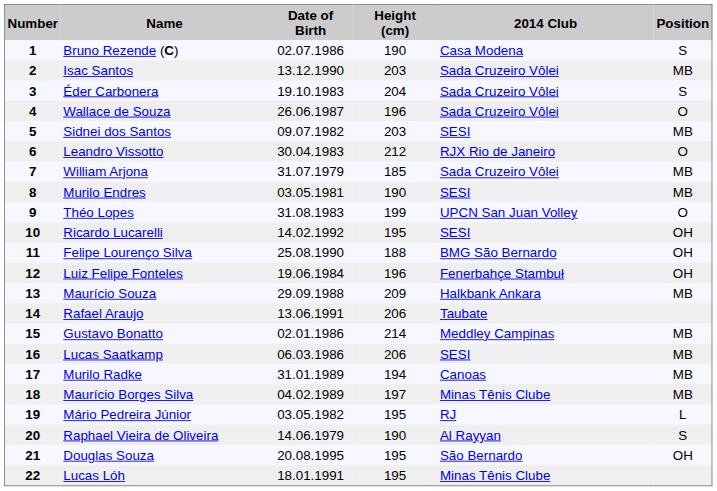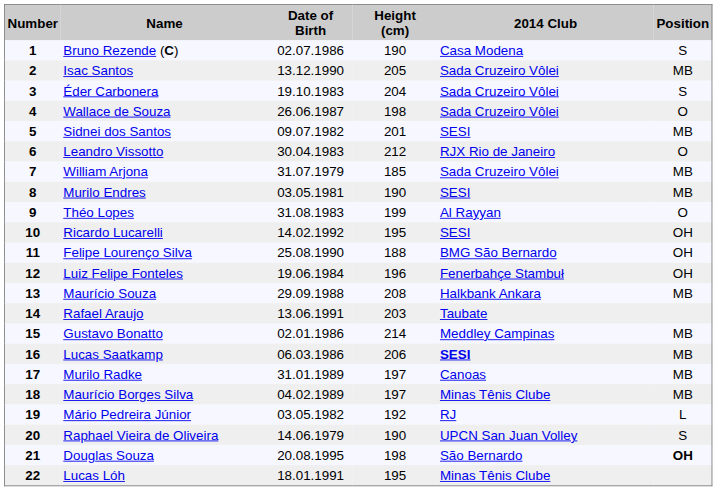(395, 70) 203 -> (395, 70) 205
(395, 111) 196 -> (395, 111) 198
(395, 131) 203 -> (395, 131) 201
(509, 212) UPCN San Juan Volley -> (470, 212) Al Rayyan
(395, 293) 209 -> (395, 293) 208
(395, 313) 206 -> (395, 313) 203
(455, 354) normal -> (455, 354) bold
(395, 374) 194 -> (395, 374) 197
(395, 415) 195 -> (395, 415) 192
(470, 435) Al Rayyan -> (509, 435) UPCN San Juan Volley
(395, 455) 195 -> (395, 455) 198
(683, 455) normal -> (683, 455) bold
